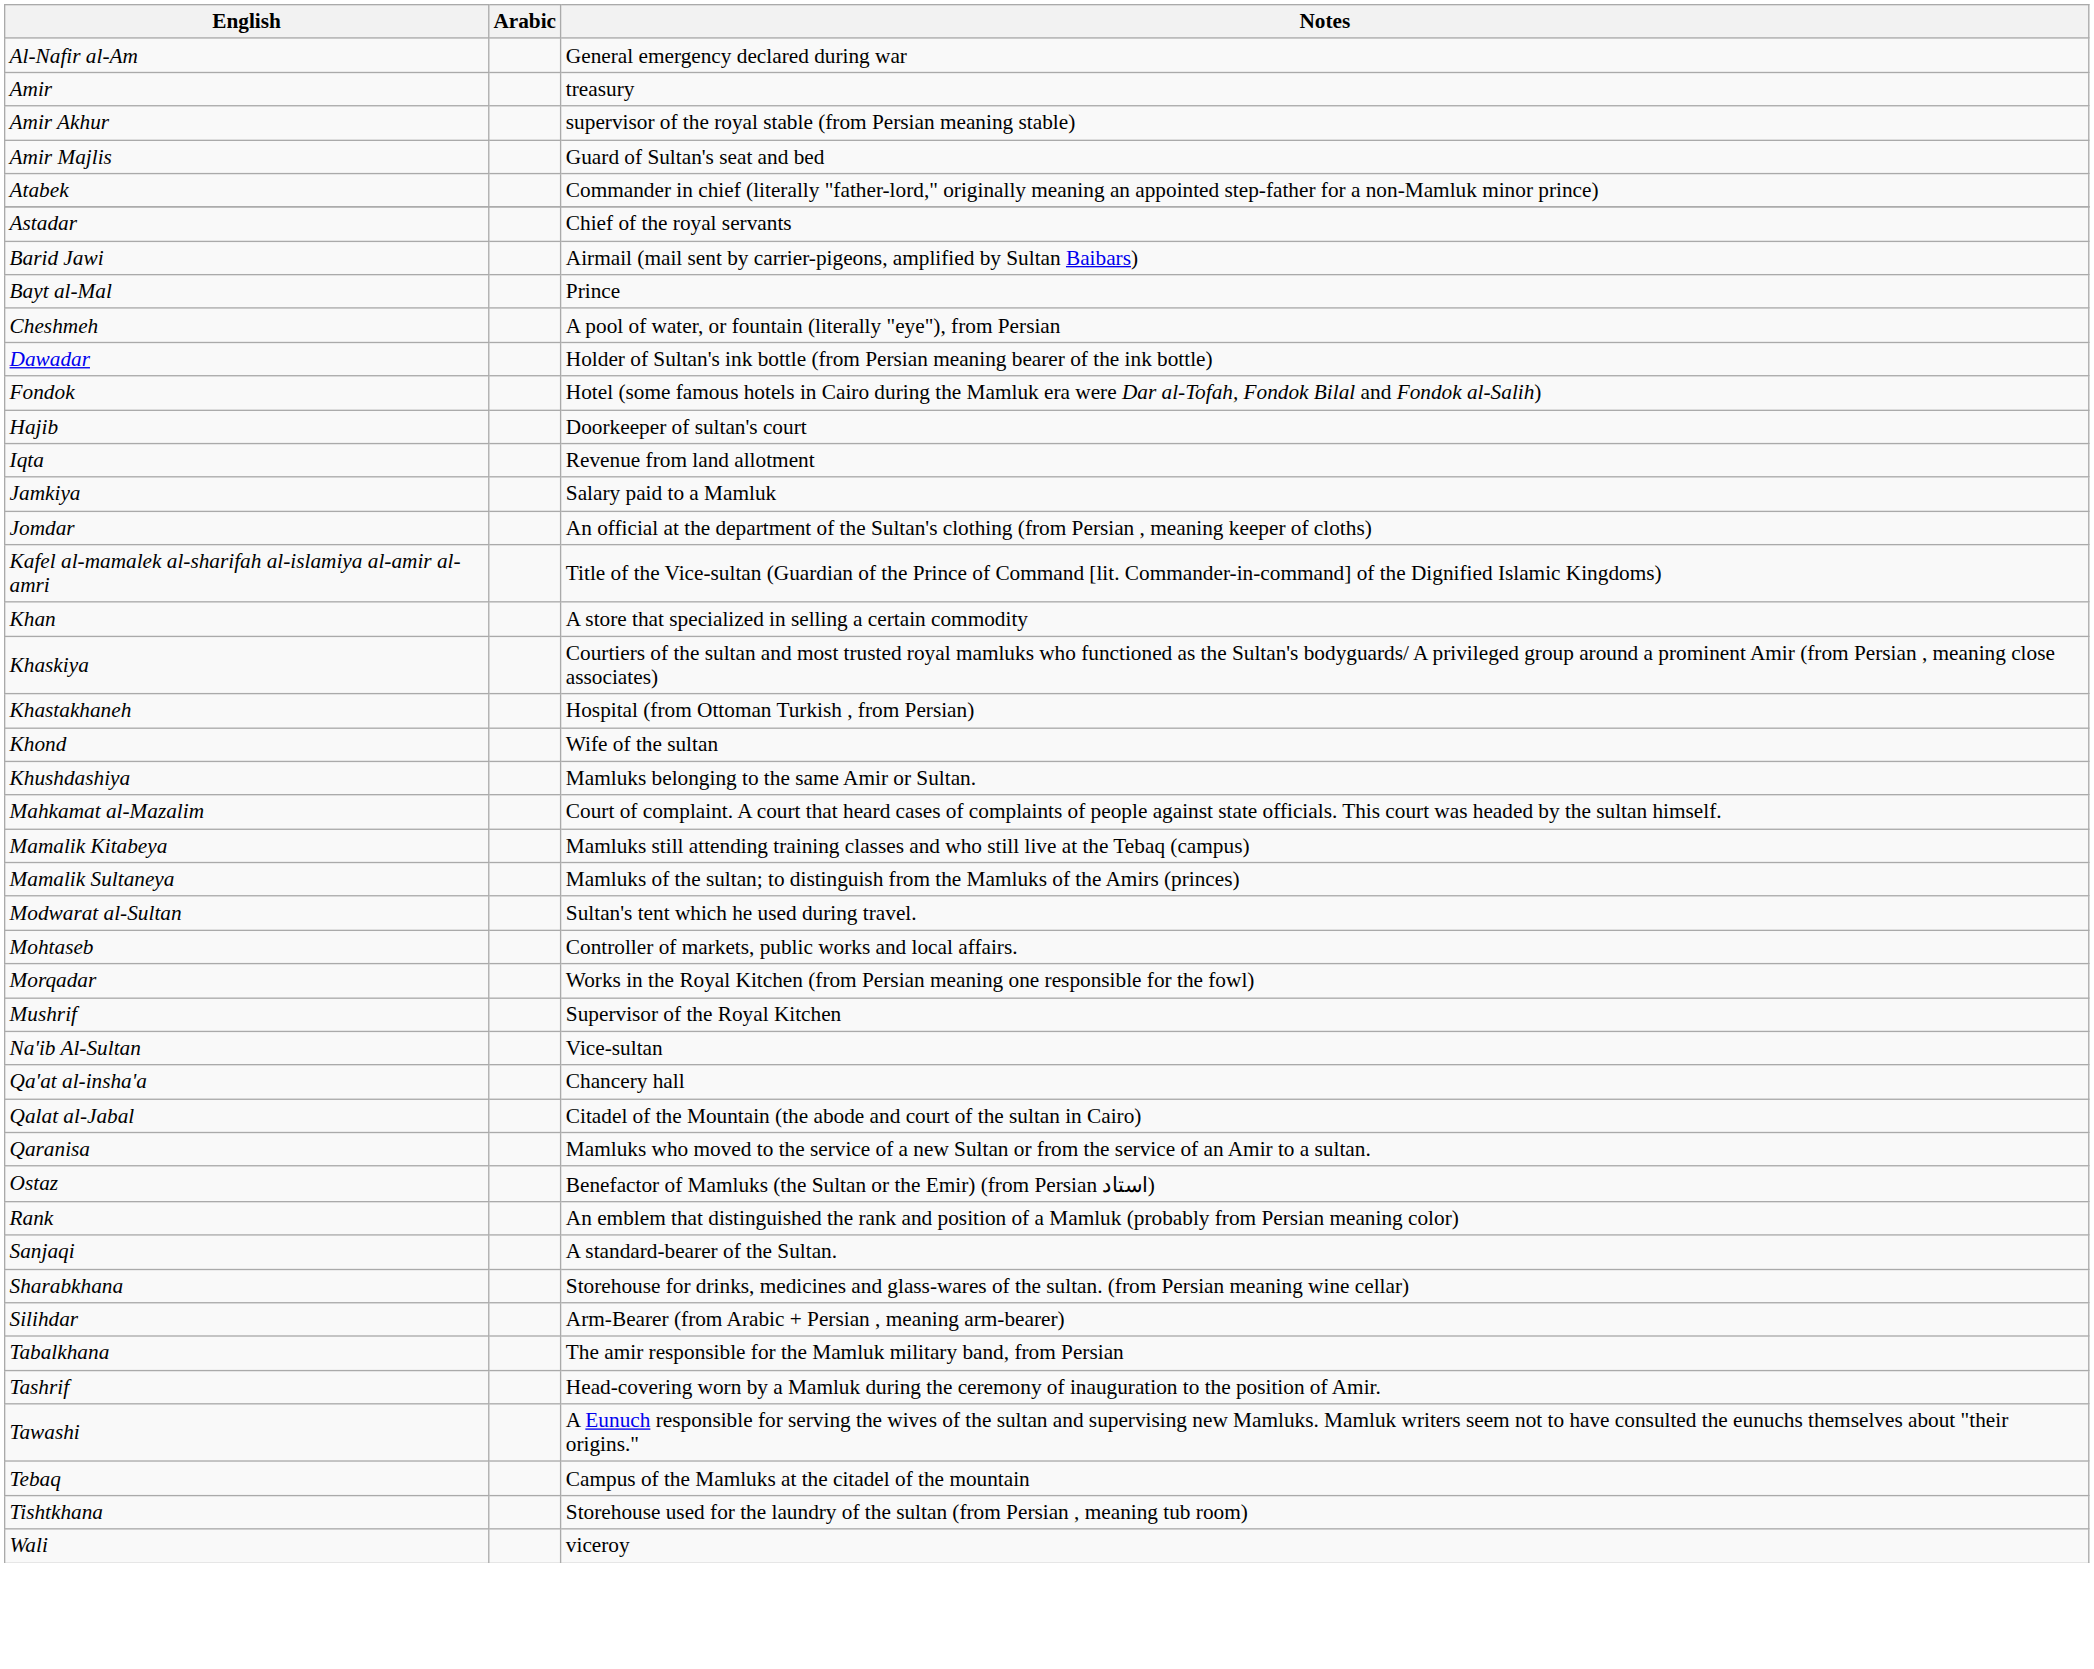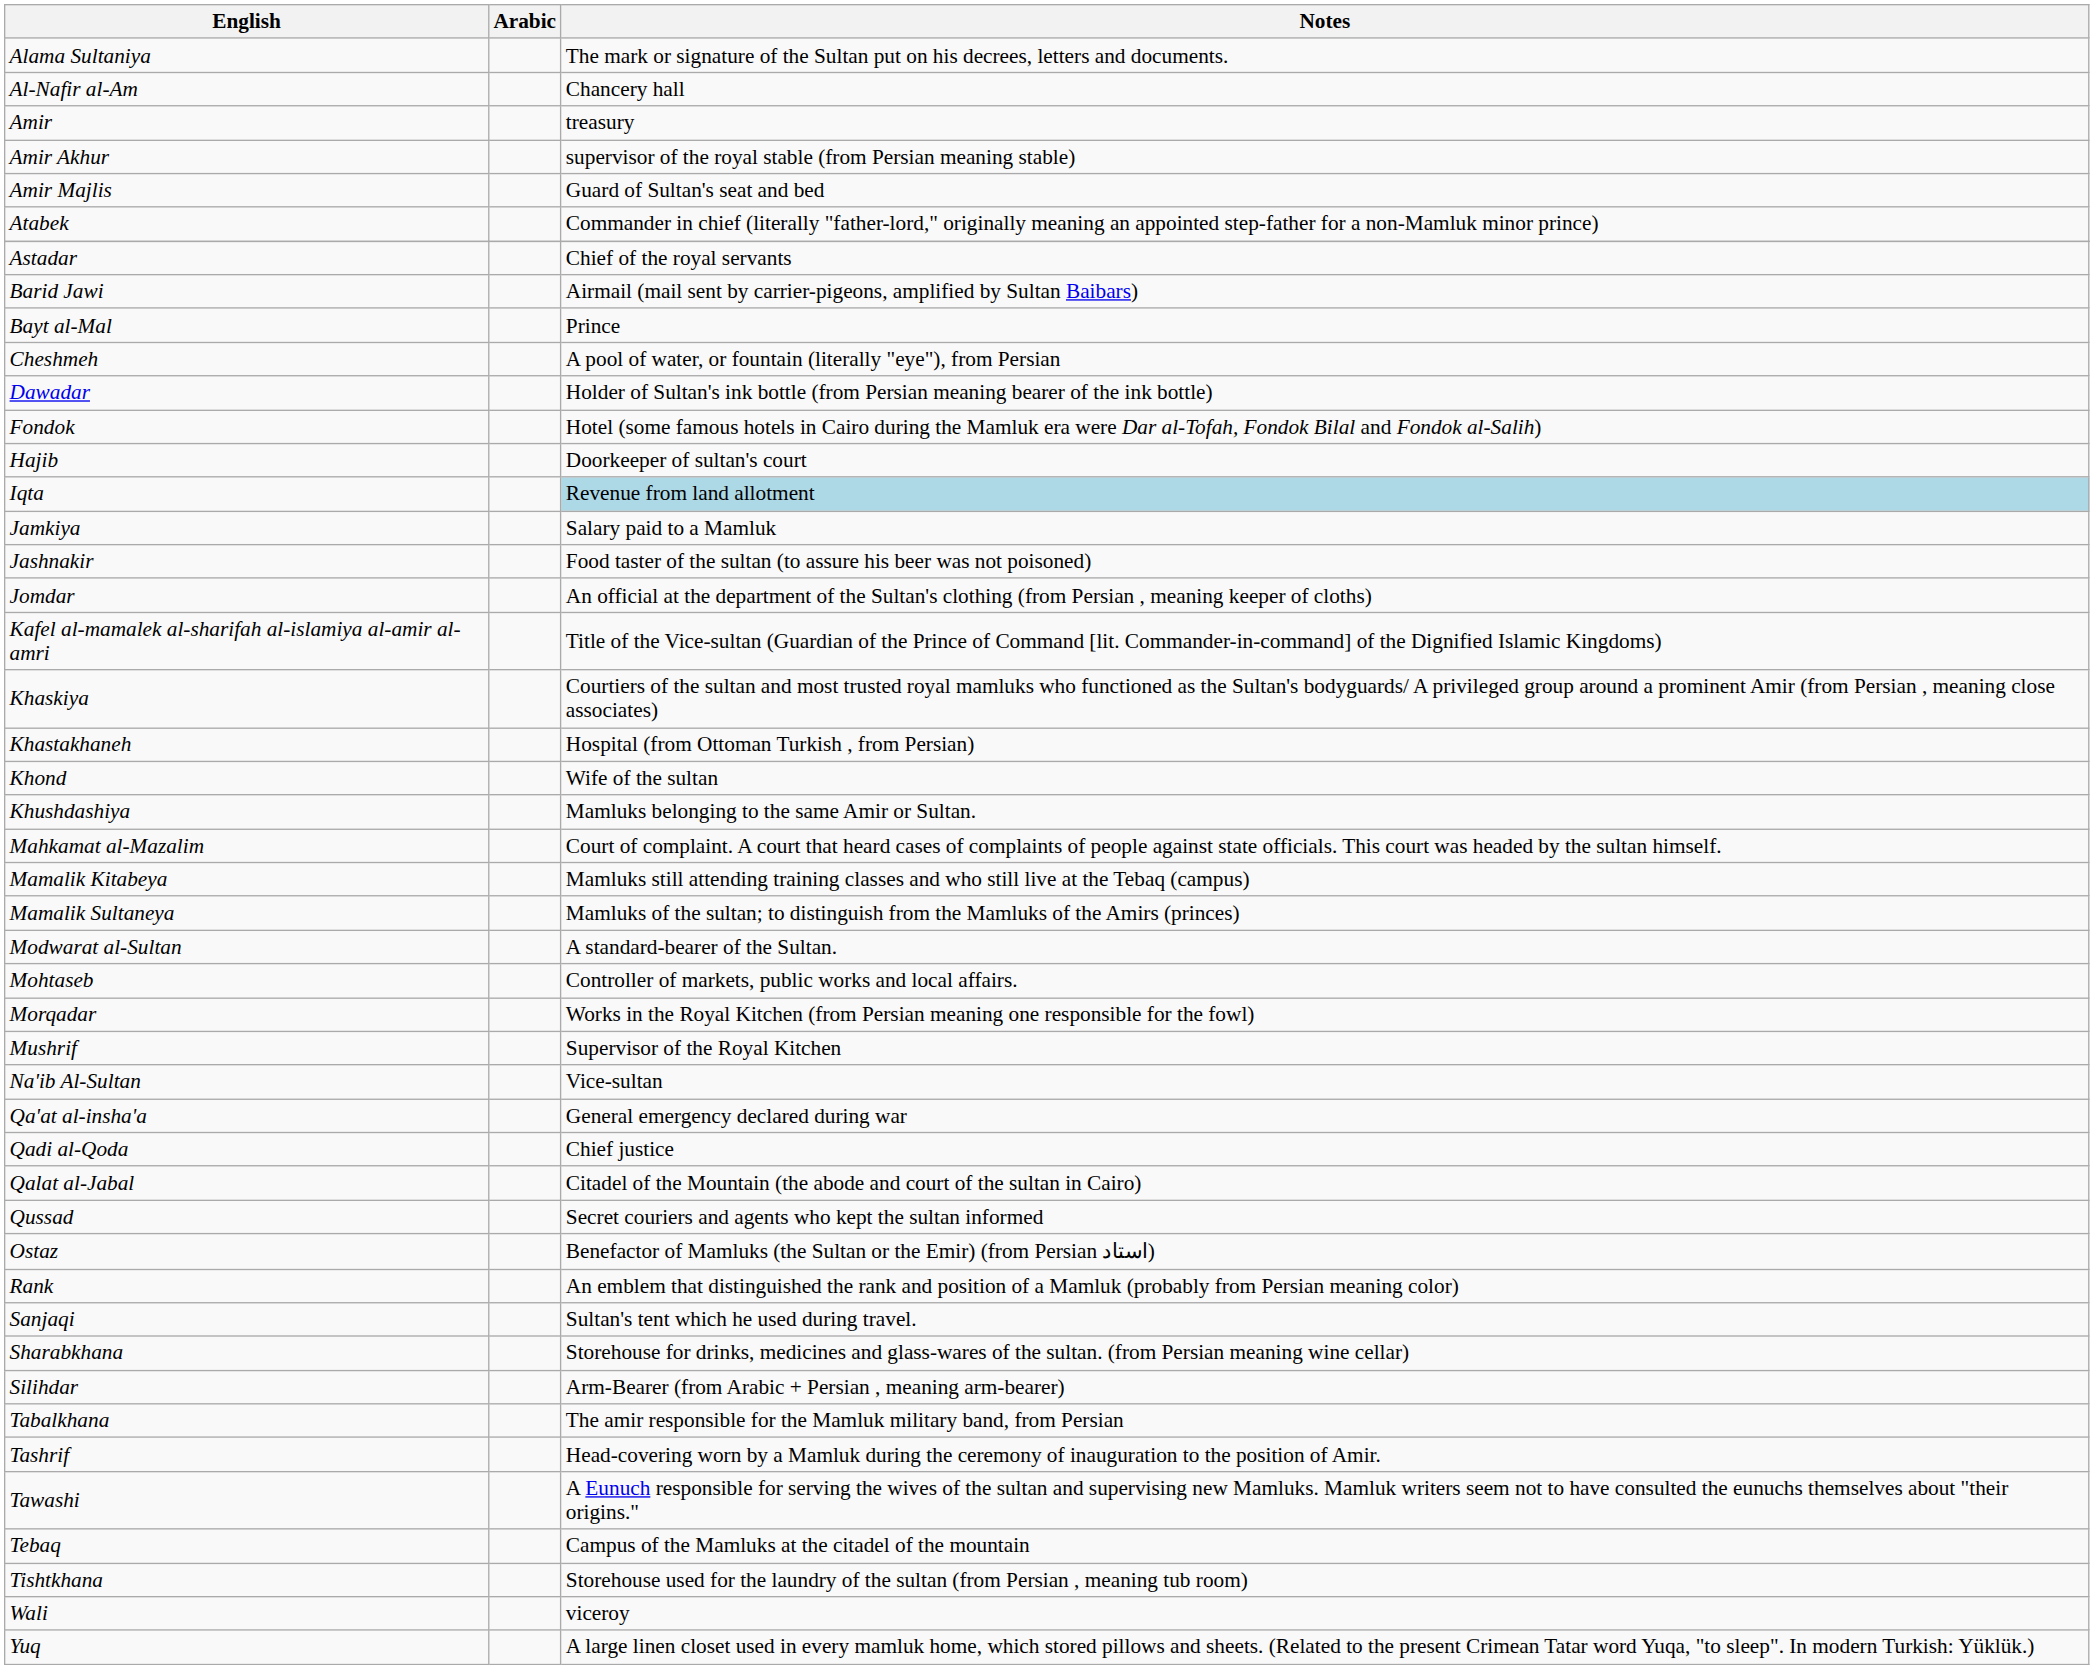+ row: (80, 55)
(736, 55) General emergency declared during war -> (625, 88) Chancery hall
(690, 460) no background -> (690, 493) lightblue background
+ row: (52, 561)
- row: (33, 619)
(741, 912) Sultan's tent which he used during travel. -> (701, 946) A standard-bearer of the Sultan.
(625, 1081) Chancery hall -> (736, 1115) General emergency declared during war
+ row: (69, 1149)
- row: (50, 1149)
+ row: (41, 1216)
(701, 1251) A standard-bearer of the Sultan. -> (741, 1319) Sultan's tent which he used during travel.
+ row: (25, 1646)
